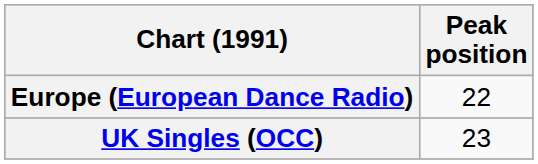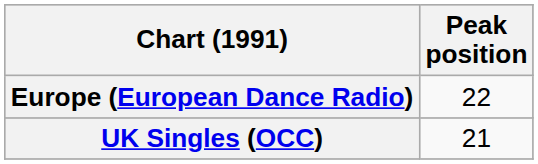(476, 138) 23 -> (476, 138) 21
